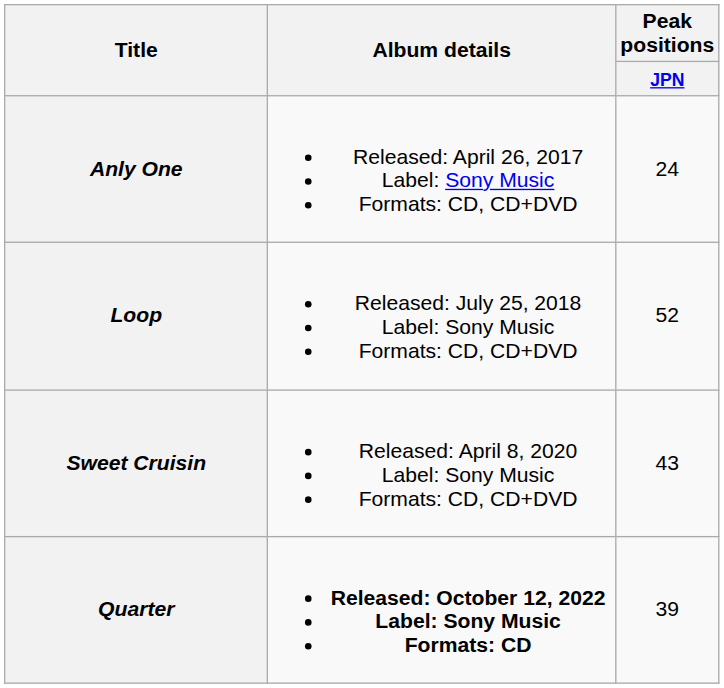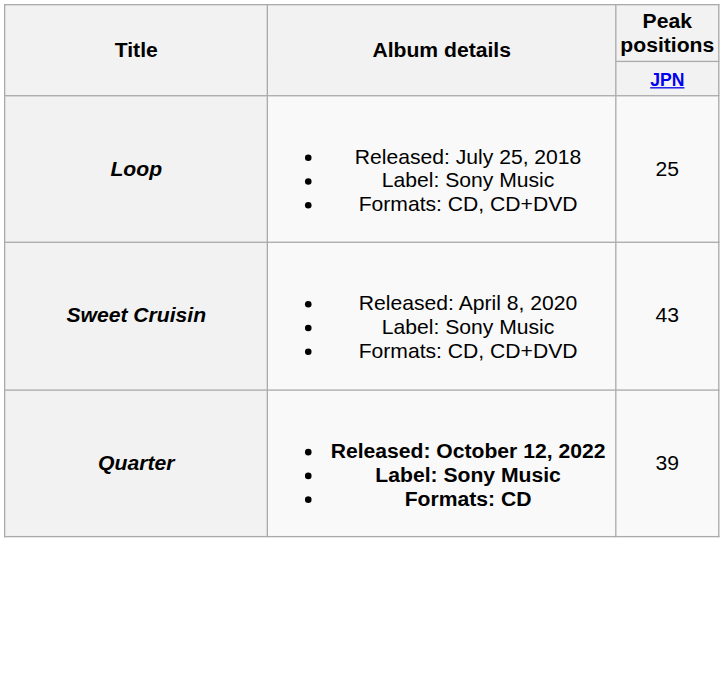- row: (136, 168)
(667, 315) 52 -> (667, 168) 25
